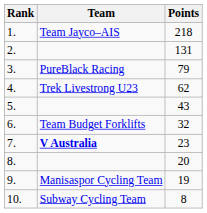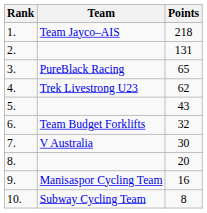(184, 69) 79 -> (184, 69) 65
(68, 143) bold -> (66, 143) normal
(184, 143) 23 -> (184, 143) 30
(184, 180) 19 -> (184, 180) 16
